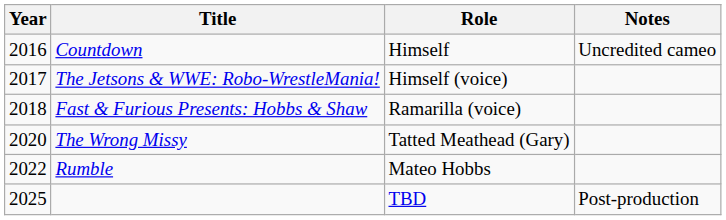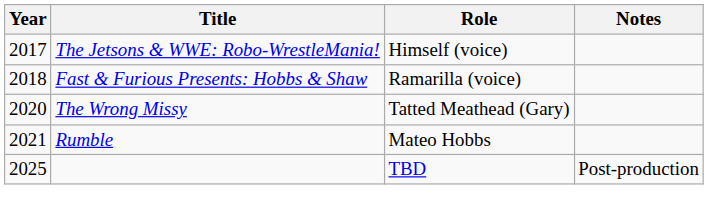- row: (99, 49)
(28, 169) 2022 -> (28, 139) 2021
